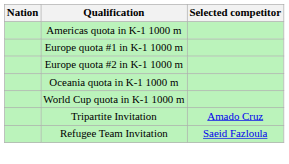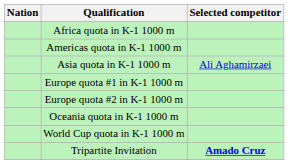+ row: (114, 30)
+ row: (114, 64)
(235, 116) normal -> (235, 151) bold
- row: (114, 133)
